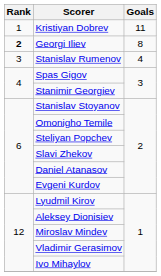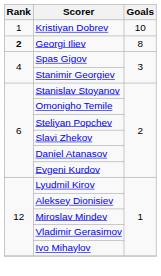(140, 28) 11 -> (140, 28) 10
- row: (78, 59)
